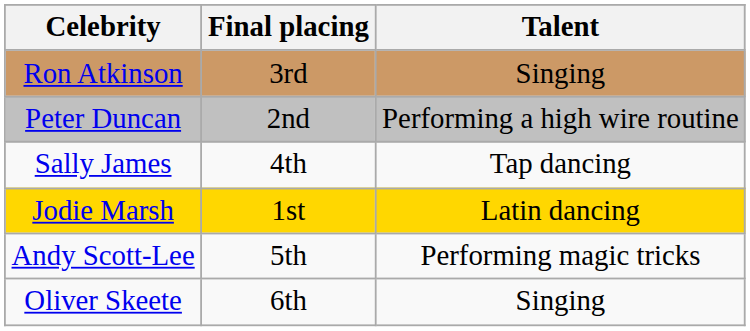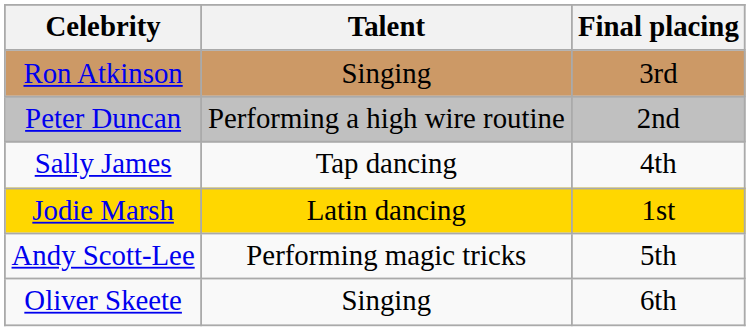columns swapped: (560, 27) <-> (288, 27)
